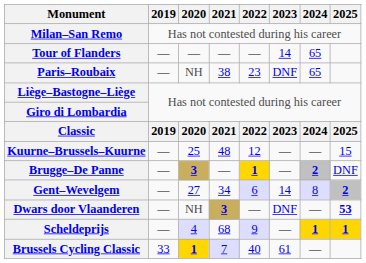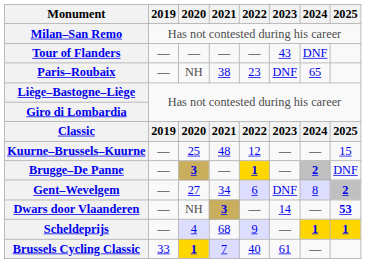(285, 53) 14 -> (285, 53) 43
(315, 53) 65 -> (315, 53) DNF
(285, 190) 14 -> (285, 190) DNF
(285, 209) DNF -> (285, 209) 14
